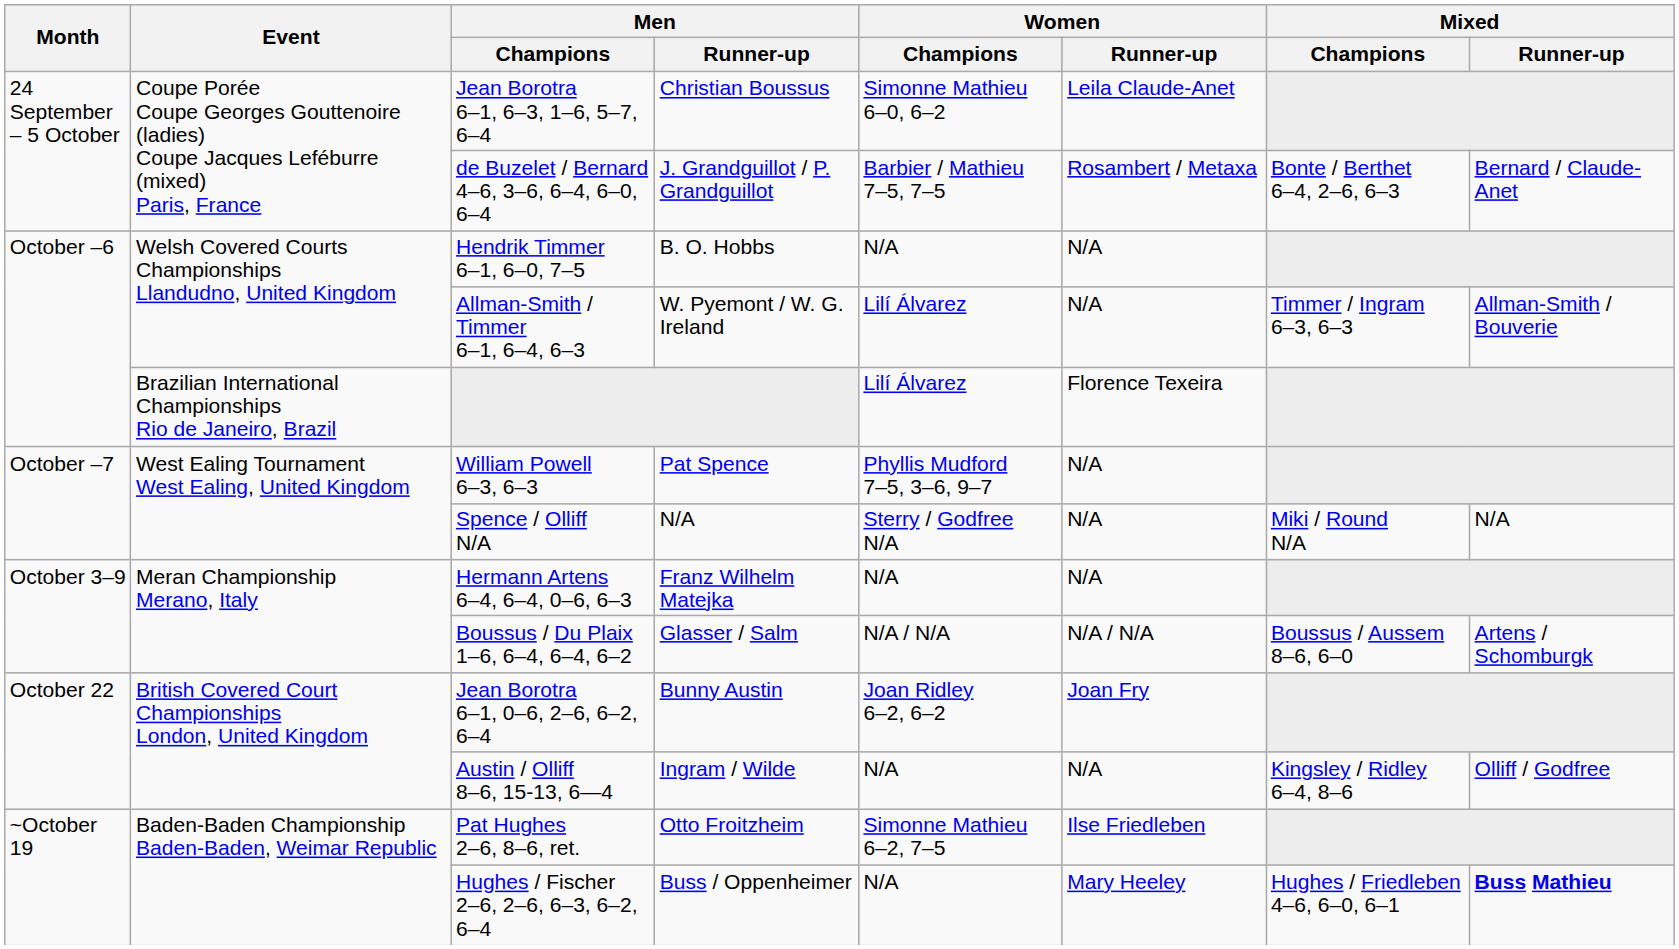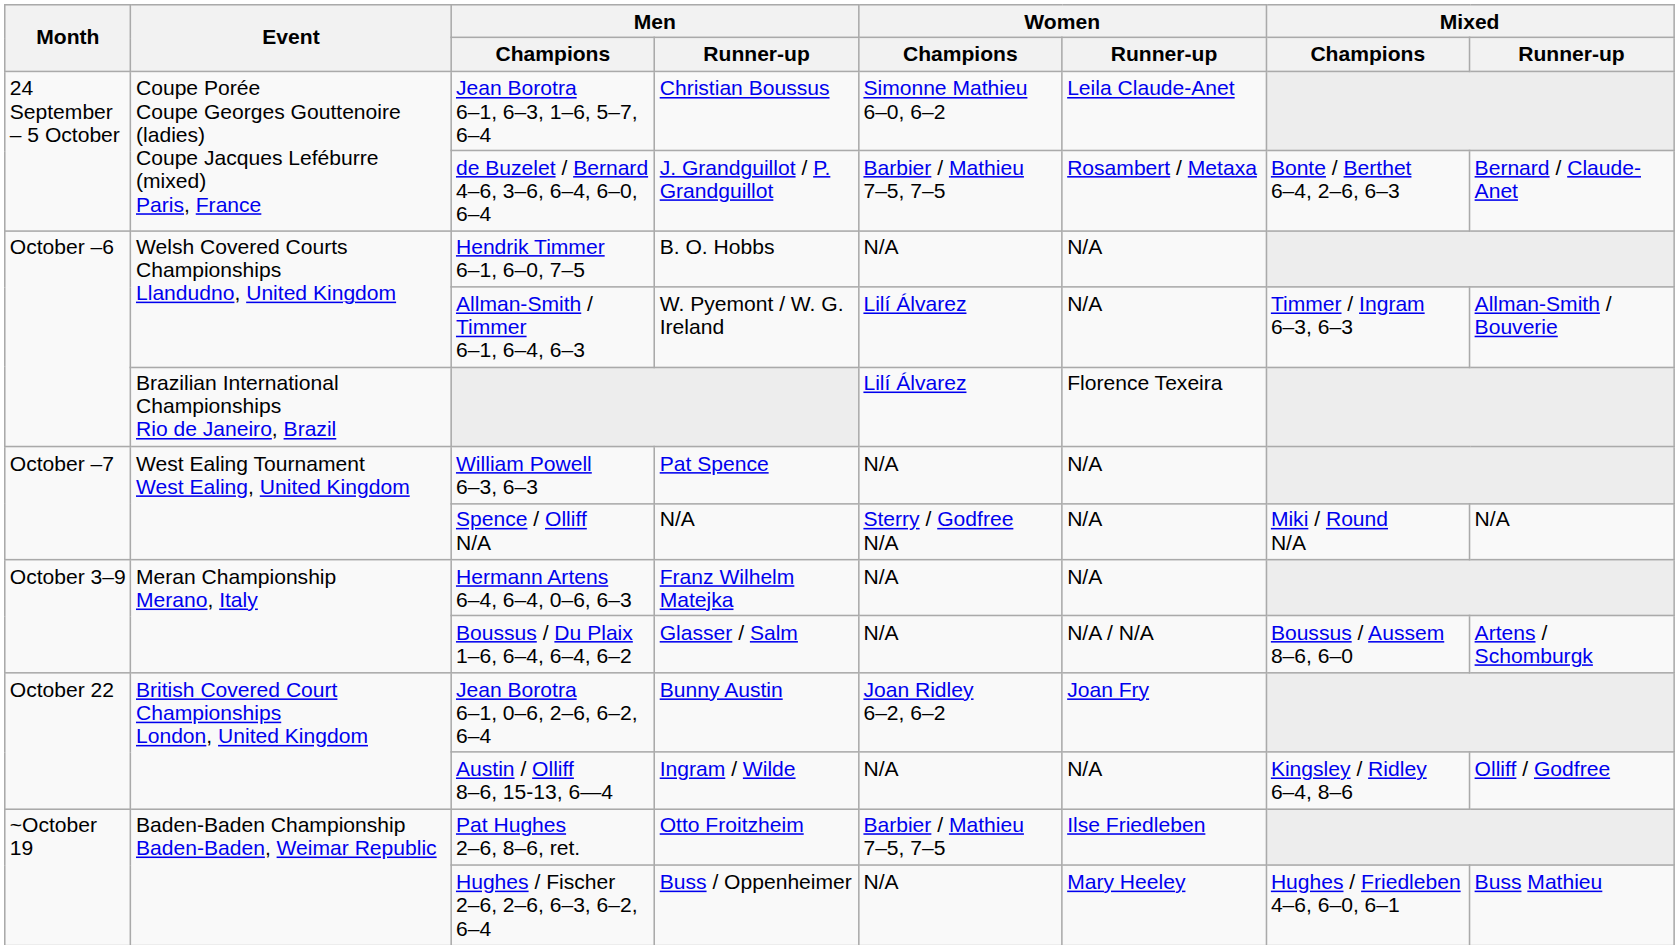(935, 474) Phyllis Mudford 7–5, 3–6, 9–7 -> (881, 463) N/A
(907, 632) N/A / N/A -> (881, 632) N/A
(945, 837) Simonne Mathieu 6–2, 7–5 -> (944, 837) Barbier / Mathieu 7–5, 7–5
(1543, 881) bold -> (1538, 881) normal
